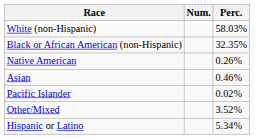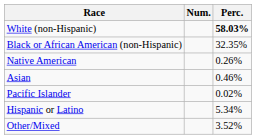(231, 28) normal -> (232, 28) bold
rows swapped: (33, 110) <-> (45, 126)
